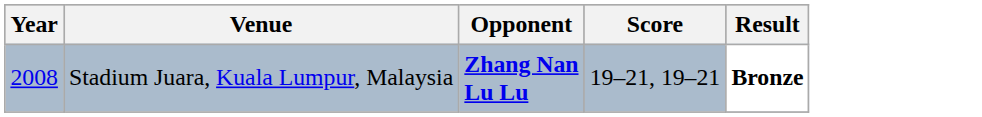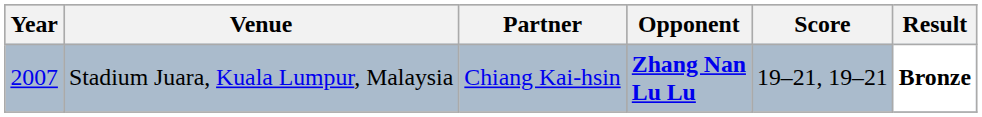+ column: (543, 24)
(34, 77) 2008 -> (34, 77) 2007
